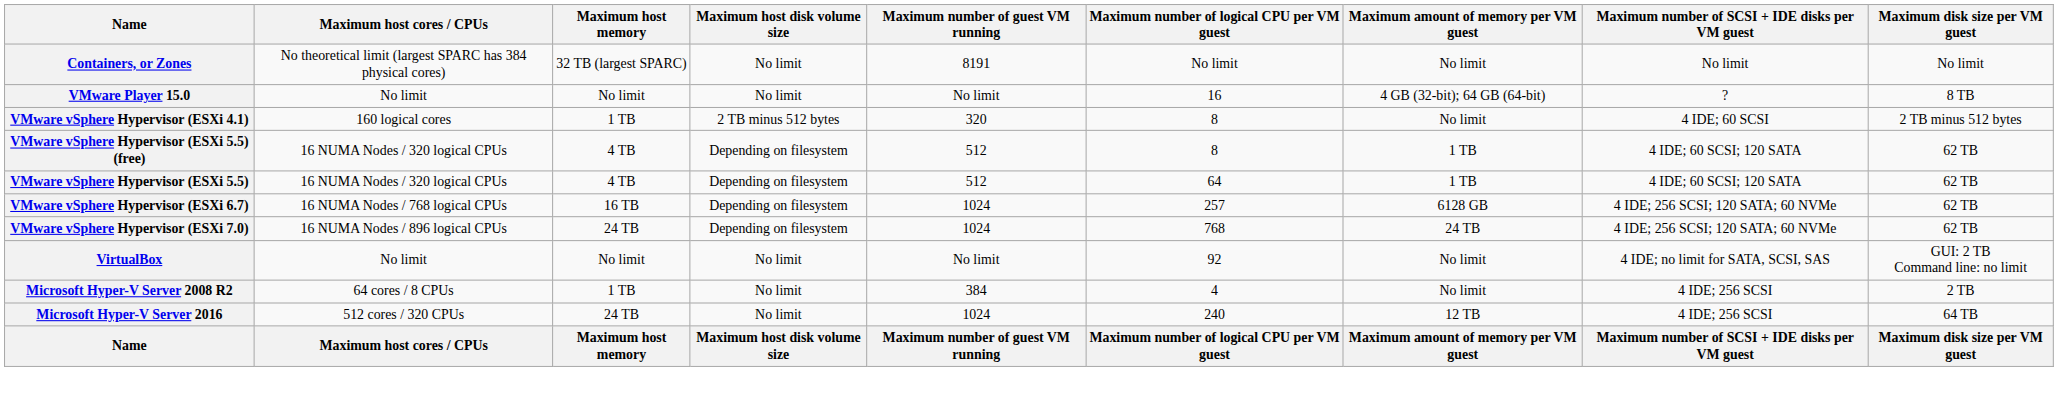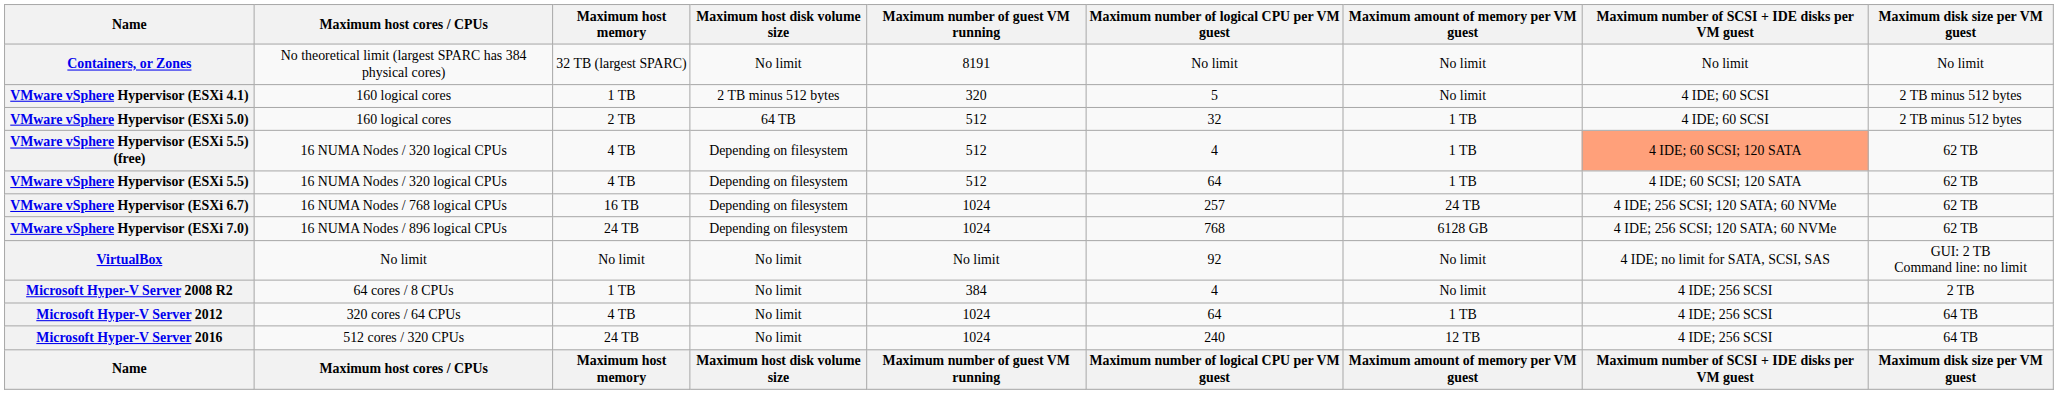- row: (129, 96)
(1215, 119) 8 -> (1215, 96) 5
+ row: (129, 119)
(1215, 150) 8 -> (1215, 150) 4
(1725, 150) no background -> (1725, 150) lightsalmon background
(1463, 205) 6128 GB -> (1463, 205) 24 TB
(1463, 228) 24 TB -> (1463, 228) 6128 GB
+ row: (129, 315)
